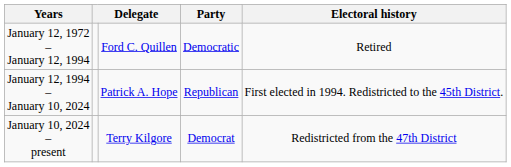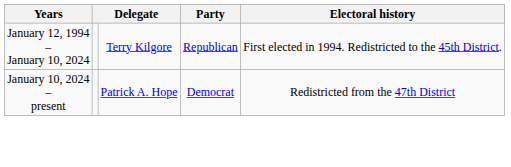- row: (48, 46)
(139, 92) Patrick A. Hope -> (139, 46) Terry Kilgore
(139, 138) Terry Kilgore -> (139, 92) Patrick A. Hope
